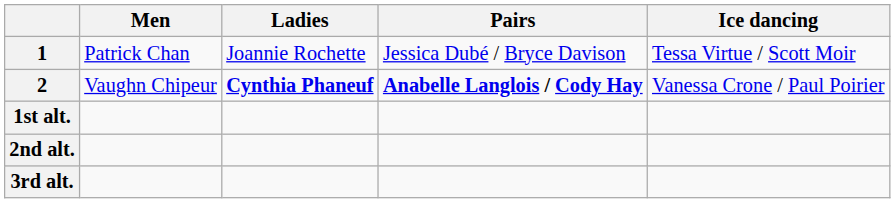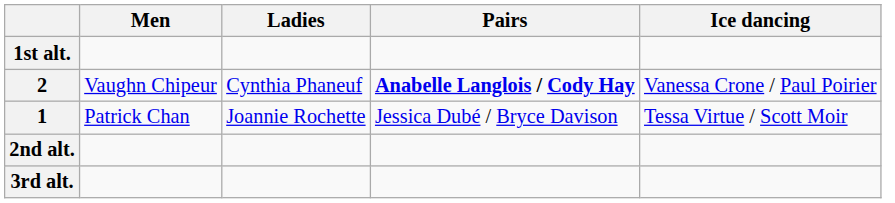rows swapped: (42, 52) <-> (42, 117)
(300, 85) bold -> (294, 85) normal
